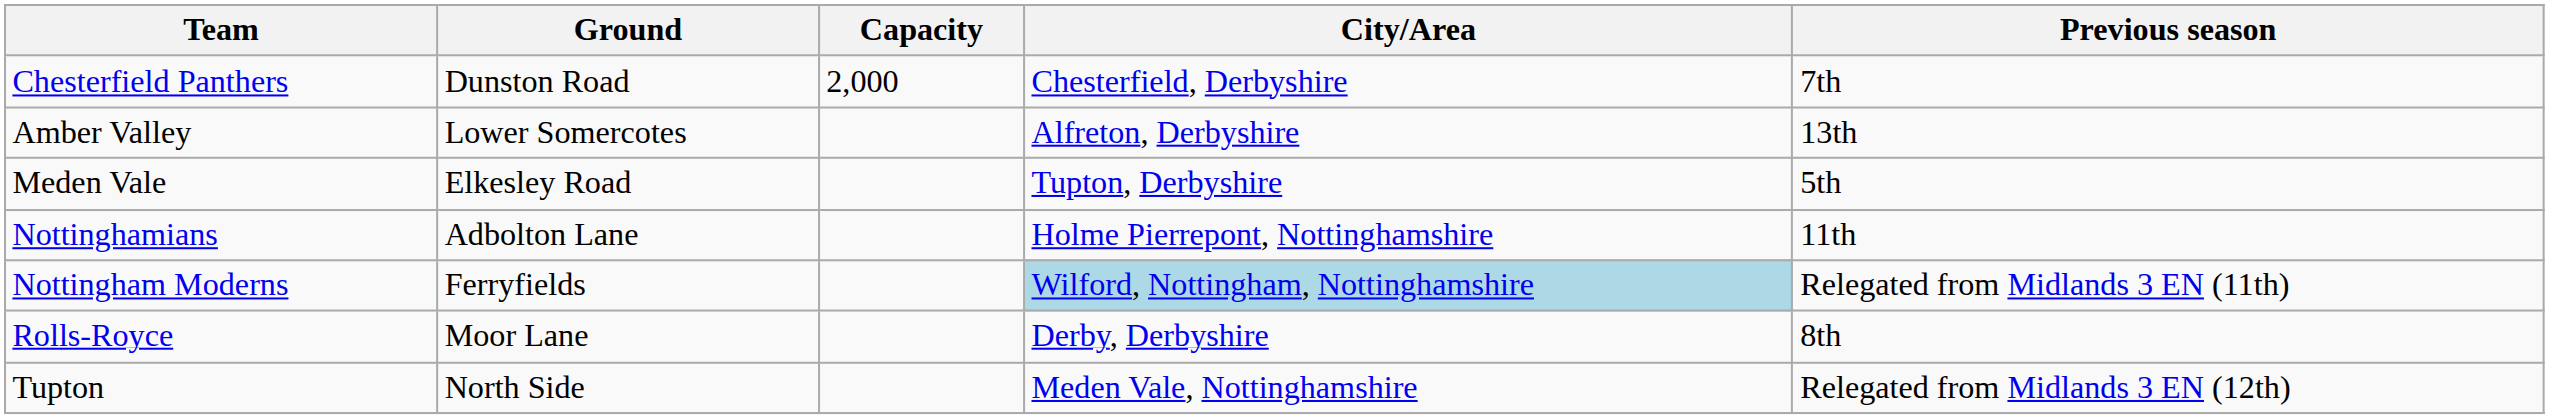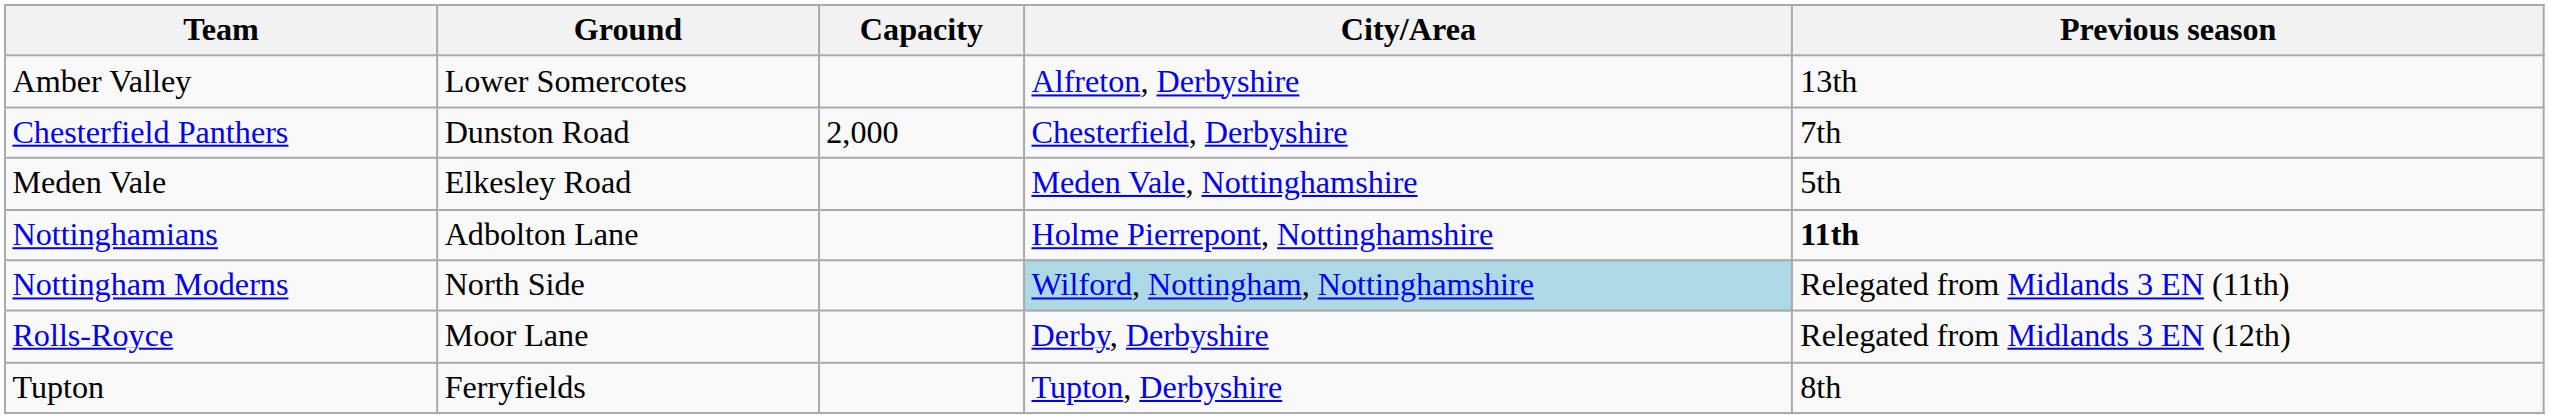rows swapped: (102, 132) <-> (150, 81)
(1157, 183) Tupton, Derbyshire -> (1225, 183) Meden Vale, Nottinghamshire
(1828, 234) normal -> (1830, 234) bold
(515, 285) Ferryfields -> (515, 285) North Side
(1821, 336) 8th -> (2045, 336) Relegated from Midlands 3 EN (12th)
(515, 387) North Side -> (515, 387) Ferryfields
(1225, 387) Meden Vale, Nottinghamshire -> (1157, 387) Tupton, Derbyshire
(2045, 387) Relegated from Midlands 3 EN (12th) -> (1821, 387) 8th
